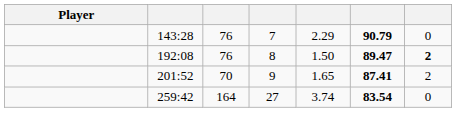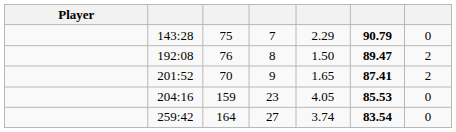(226, 35) 76 -> (226, 35) 75
(428, 55) bold -> (428, 55) normal
+ row: (175, 96)
